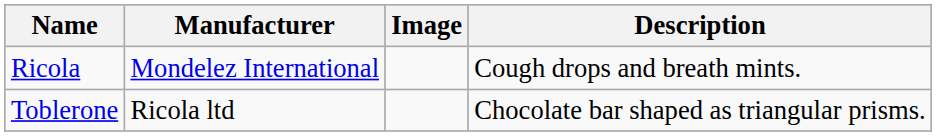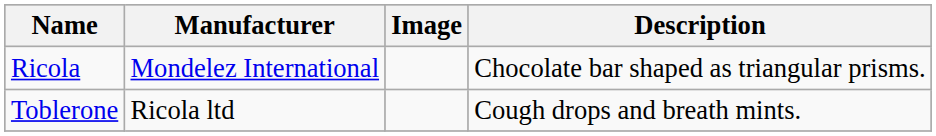(638, 67) Cough drops and breath mints. -> (700, 67) Chocolate bar shaped as triangular prisms.
(700, 109) Chocolate bar shaped as triangular prisms. -> (638, 109) Cough drops and breath mints.
